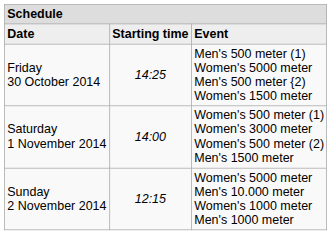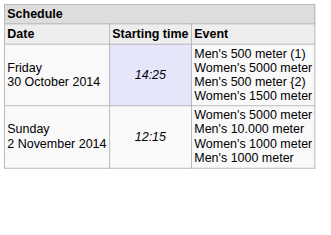(150, 75) no background -> (150, 75) lavender background
- row: (57, 136)
